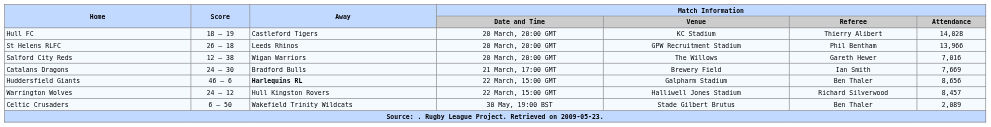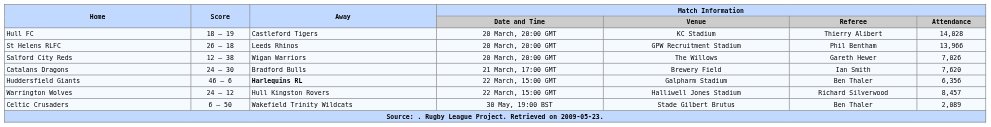(951, 57) 7,016 -> (951, 57) 7,026
(951, 69) 7,669 -> (951, 69) 7,620
(951, 81) 8,656 -> (951, 81) 6,356
